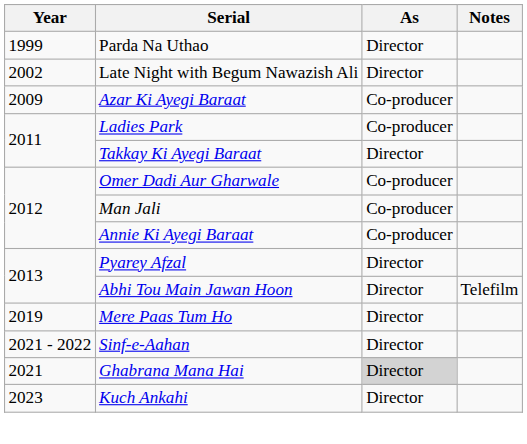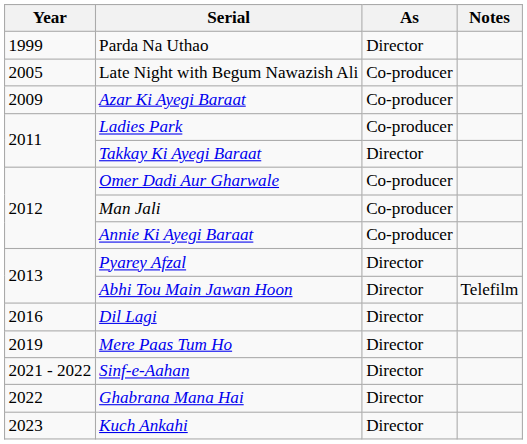(26, 72) 2002 -> (26, 72) 2005
(395, 72) Director -> (409, 72) Co-producer
+ row: (128, 316)
(26, 371) 2021 -> (26, 398) 2022
(395, 371) lightgrey background -> (395, 398) no background
